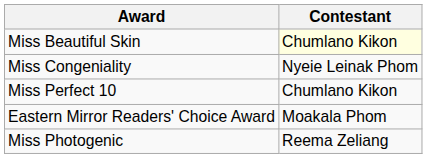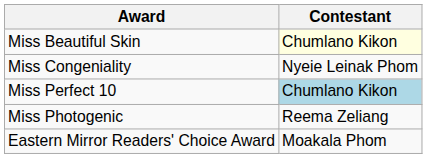(340, 91) no background -> (340, 91) lightblue background
rows swapped: (66, 141) <-> (141, 116)
